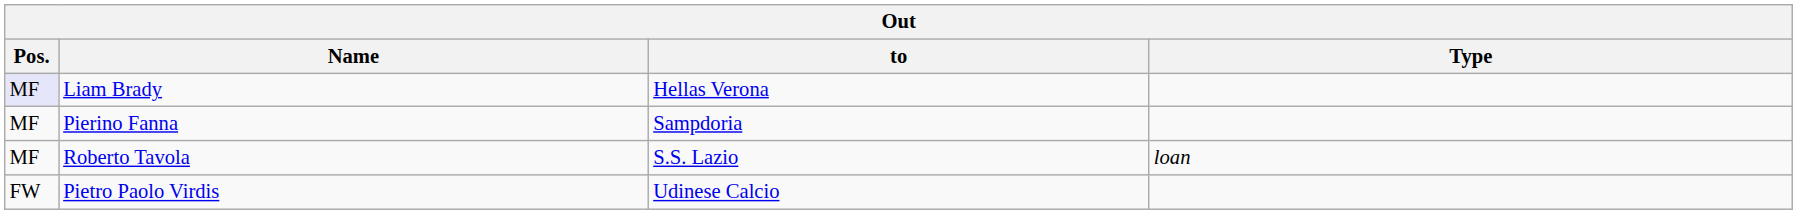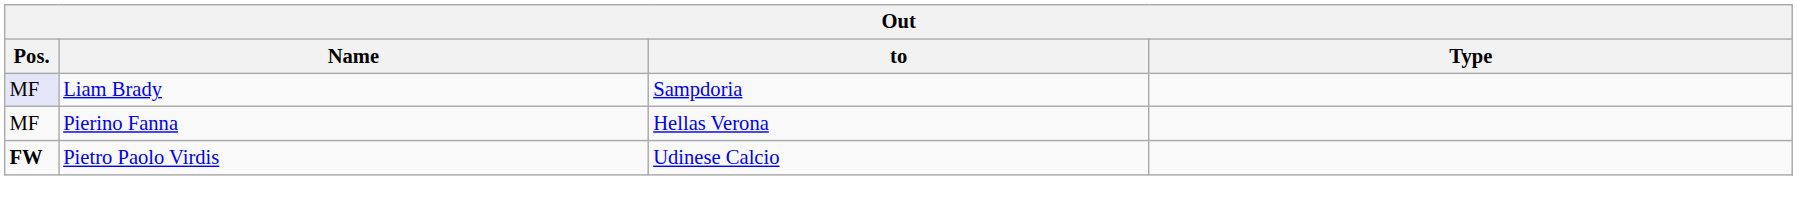(711, 89) Hellas Verona -> (698, 89) Sampdoria
(698, 123) Sampdoria -> (711, 123) Hellas Verona
- row: (127, 157)
(25, 191) normal -> (26, 157) bold
